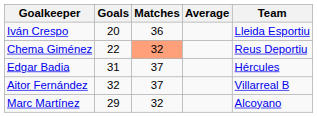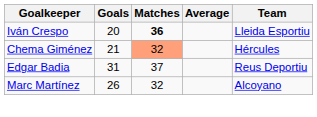(157, 31) normal -> (157, 31) bold
(113, 49) 22 -> (113, 49) 21
(271, 49) Reus Deportiu -> (257, 49) Hércules
(257, 67) Hércules -> (271, 67) Reus Deportiu
- row: (47, 85)
(113, 103) 29 -> (113, 85) 26
